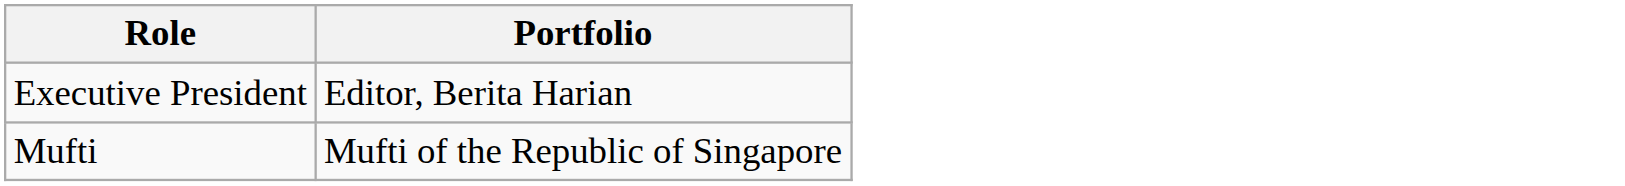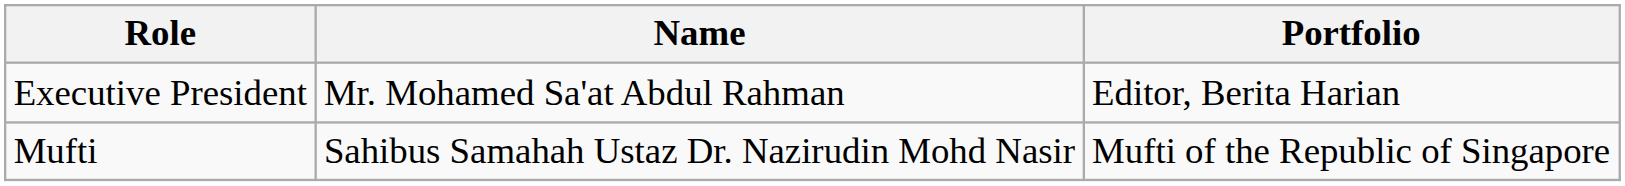+ column: (699, 33)
